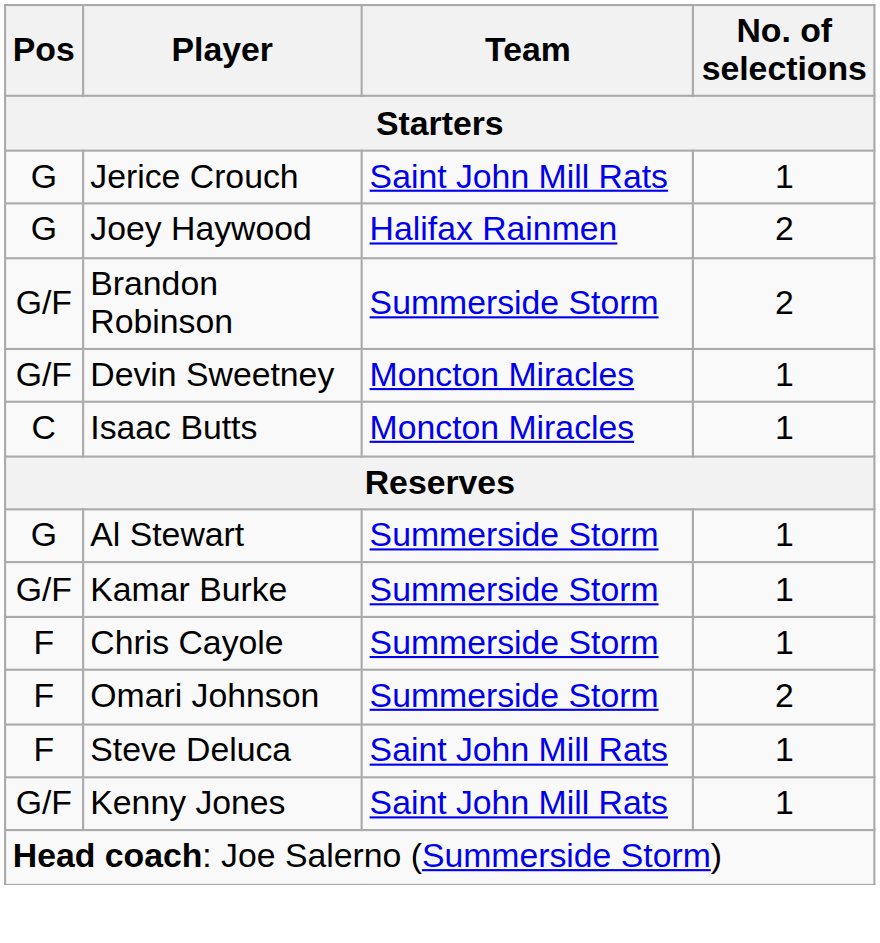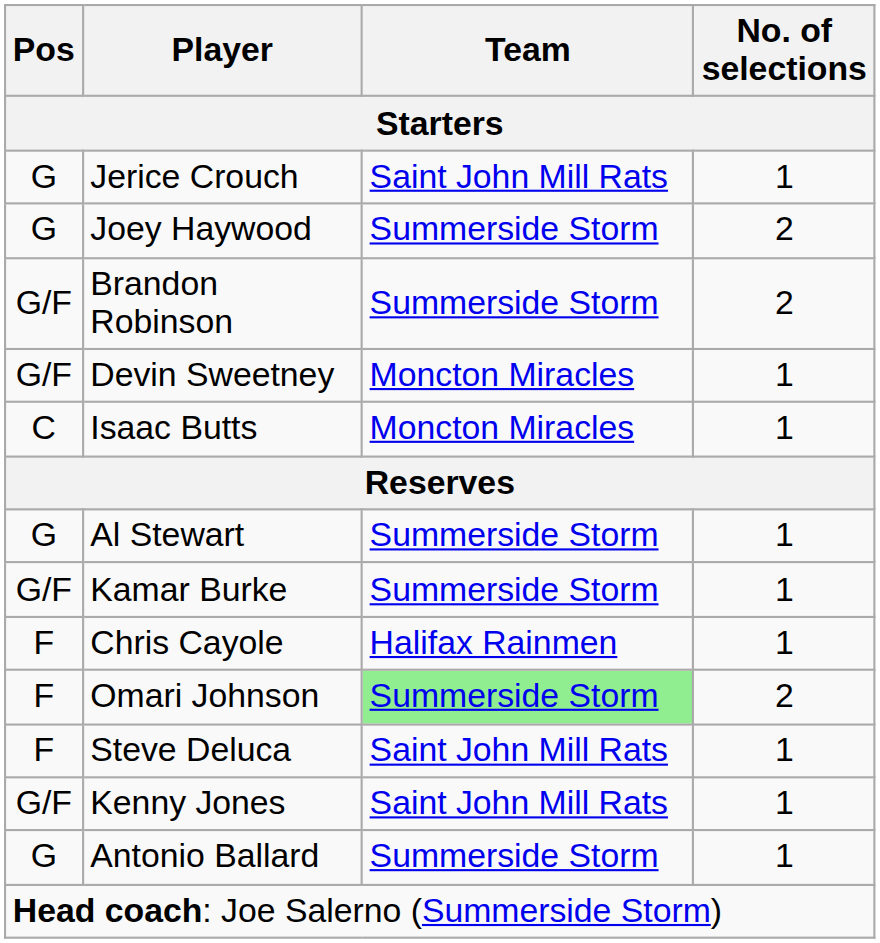(493, 229) Halifax Rainmen -> (514, 229) Summerside Storm
(514, 642) Summerside Storm -> (493, 642) Halifax Rainmen
(514, 696) no background -> (514, 696) lightgreen background
+ row: (205, 856)
